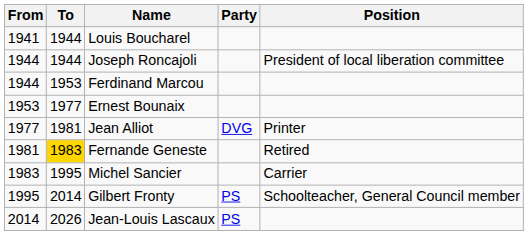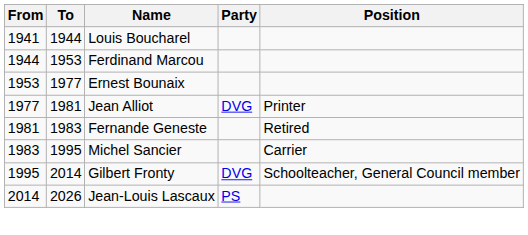- row: (142, 60)
(66, 151) gold background -> (66, 128) no background
(231, 196) PS -> (237, 173) DVG
